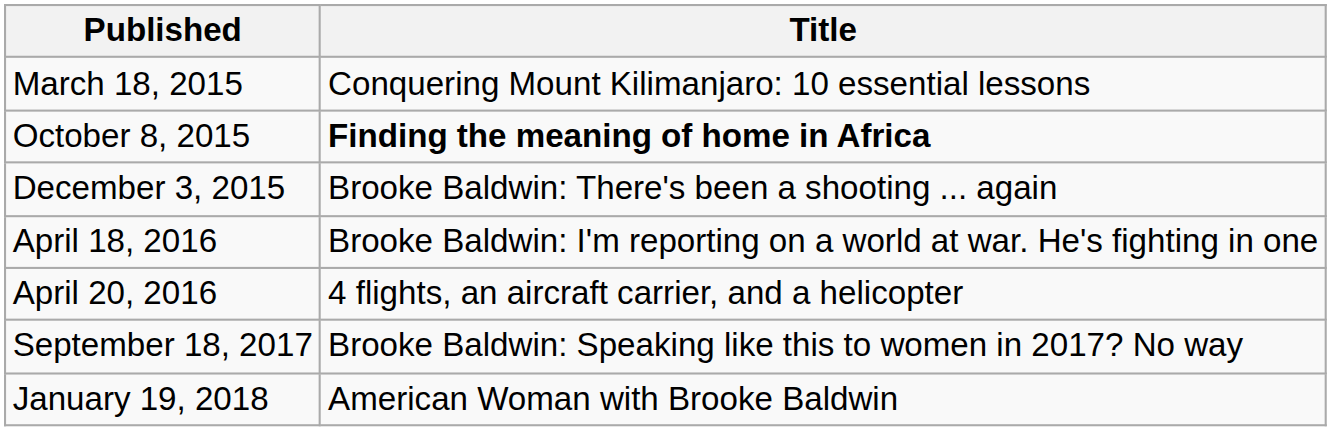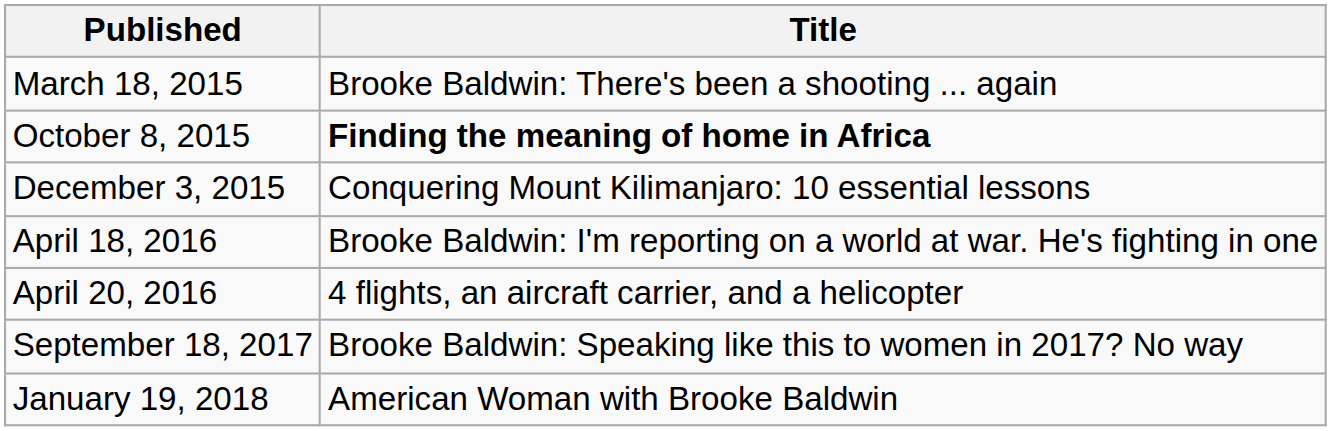(709, 83) Conquering Mount Kilimanjaro: 10 essential lessons -> (693, 83) Brooke Baldwin: There's been a shooting ... again
(693, 188) Brooke Baldwin: There's been a shooting ... again -> (709, 188) Conquering Mount Kilimanjaro: 10 essential lessons
